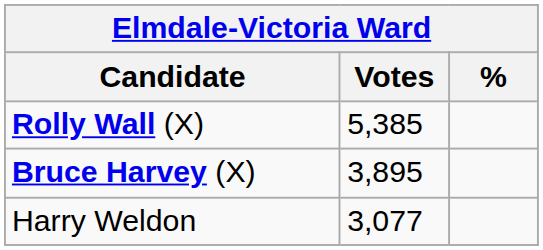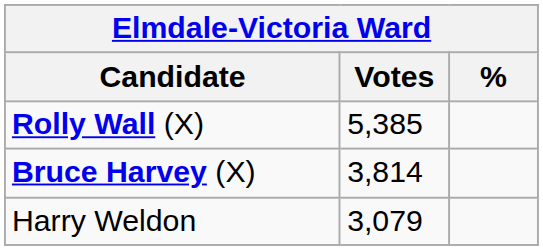(385, 172) 3,895 -> (385, 172) 3,814
(385, 220) 3,077 -> (385, 220) 3,079
